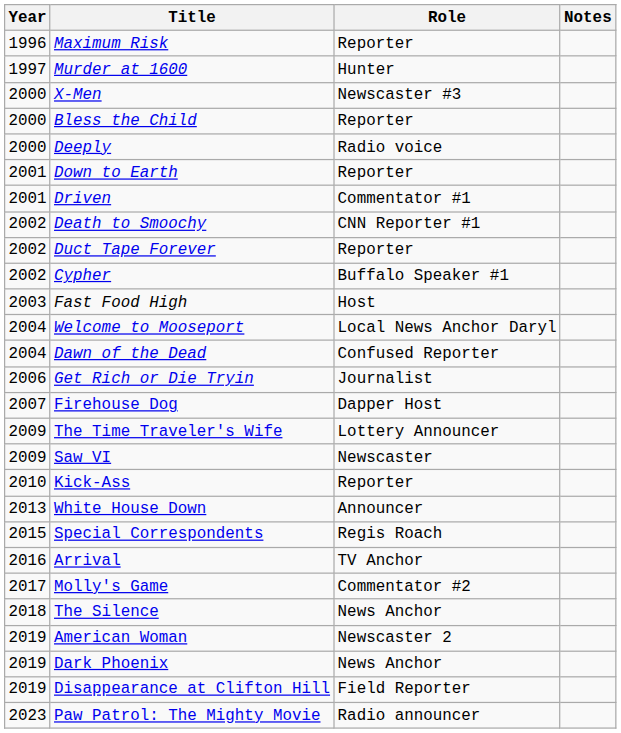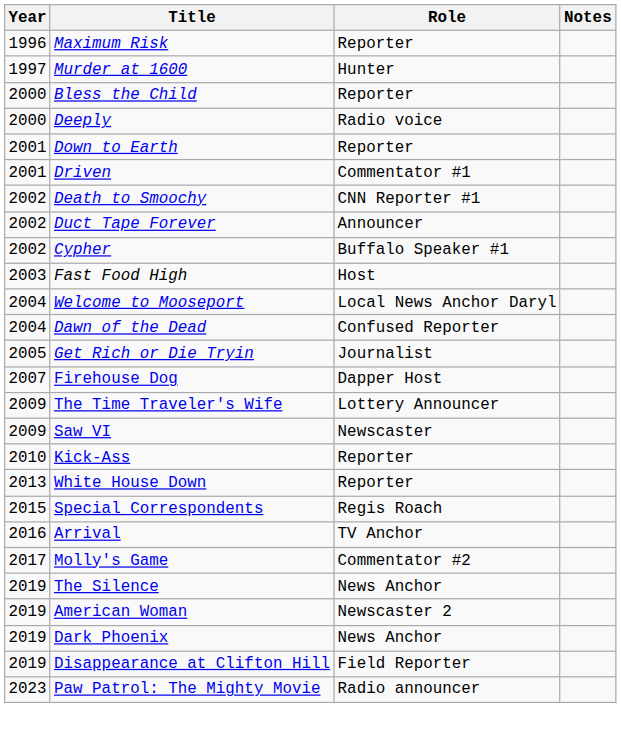- row: (78, 95)
(376, 250) Reporter -> (380, 224) Announcer
(27, 379) 2006 -> (27, 354) 2005
(380, 509) Announcer -> (376, 483) Reporter
(27, 612) 2018 -> (27, 586) 2019
